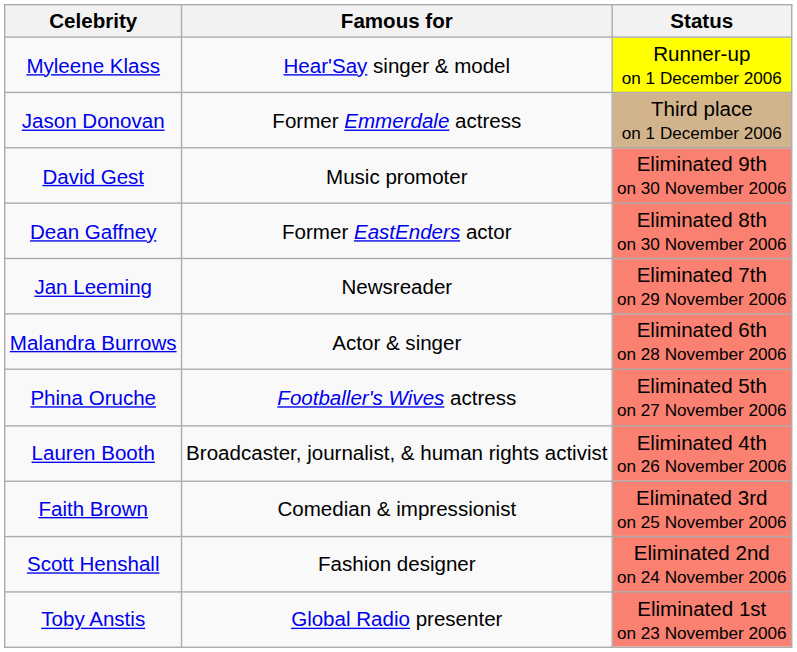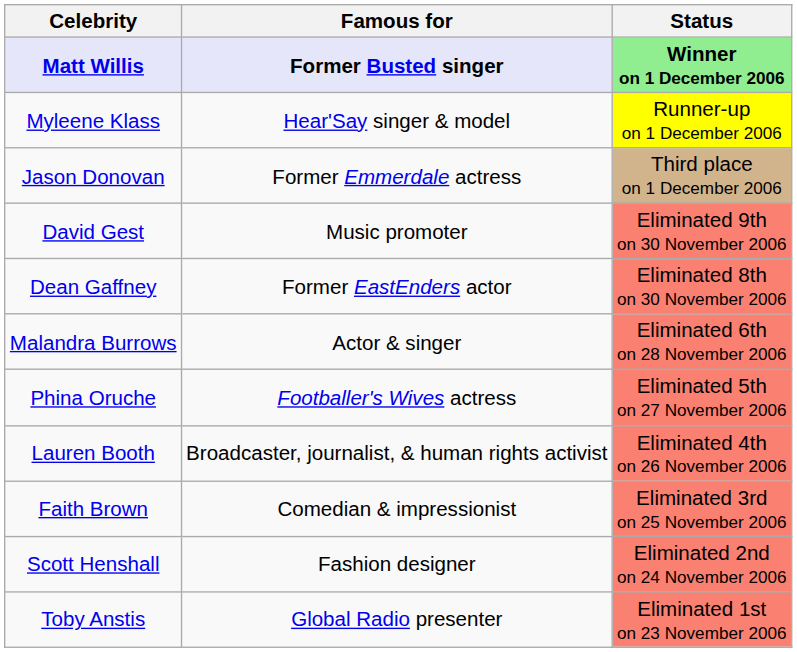+ row: (93, 65)
- row: (93, 287)
